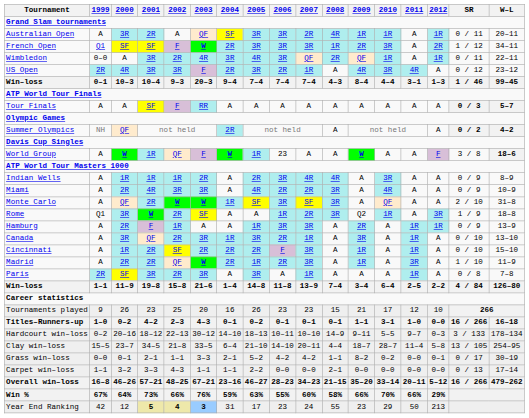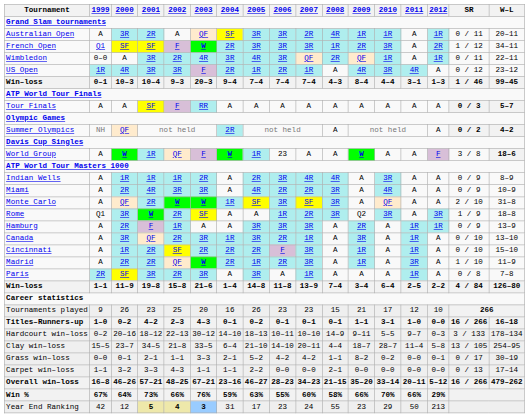(101, 70) 2R -> (101, 70) 1R
(256, 70) 3R -> (256, 70) 1R
(388, 214) 1R -> (388, 214) 3R
(256, 226) 1R -> (256, 226) 3R
